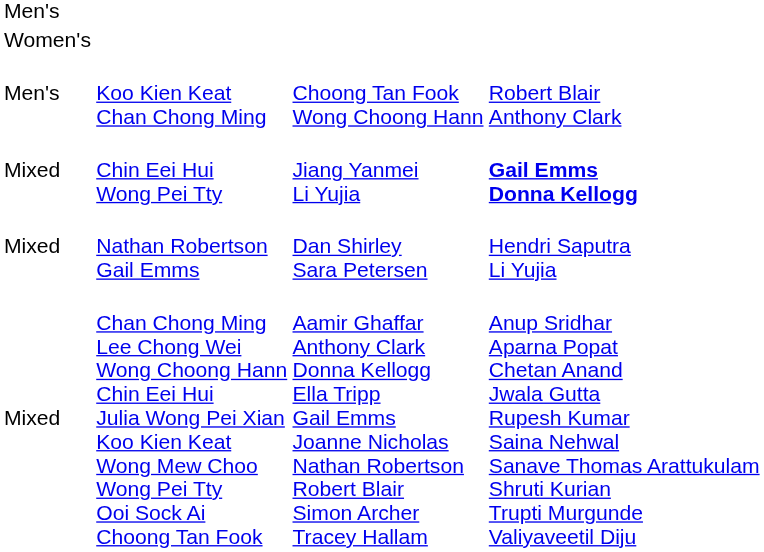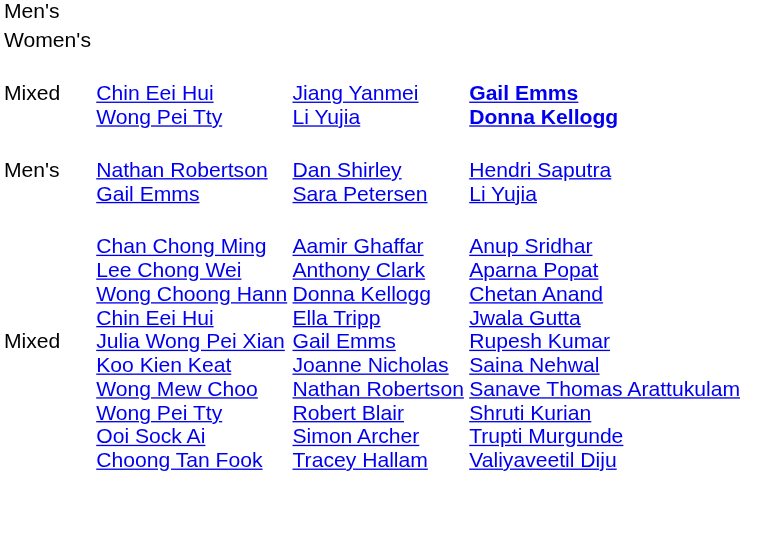- row: (181, 105)
(32, 246) Mixed -> (32, 170) Men's
